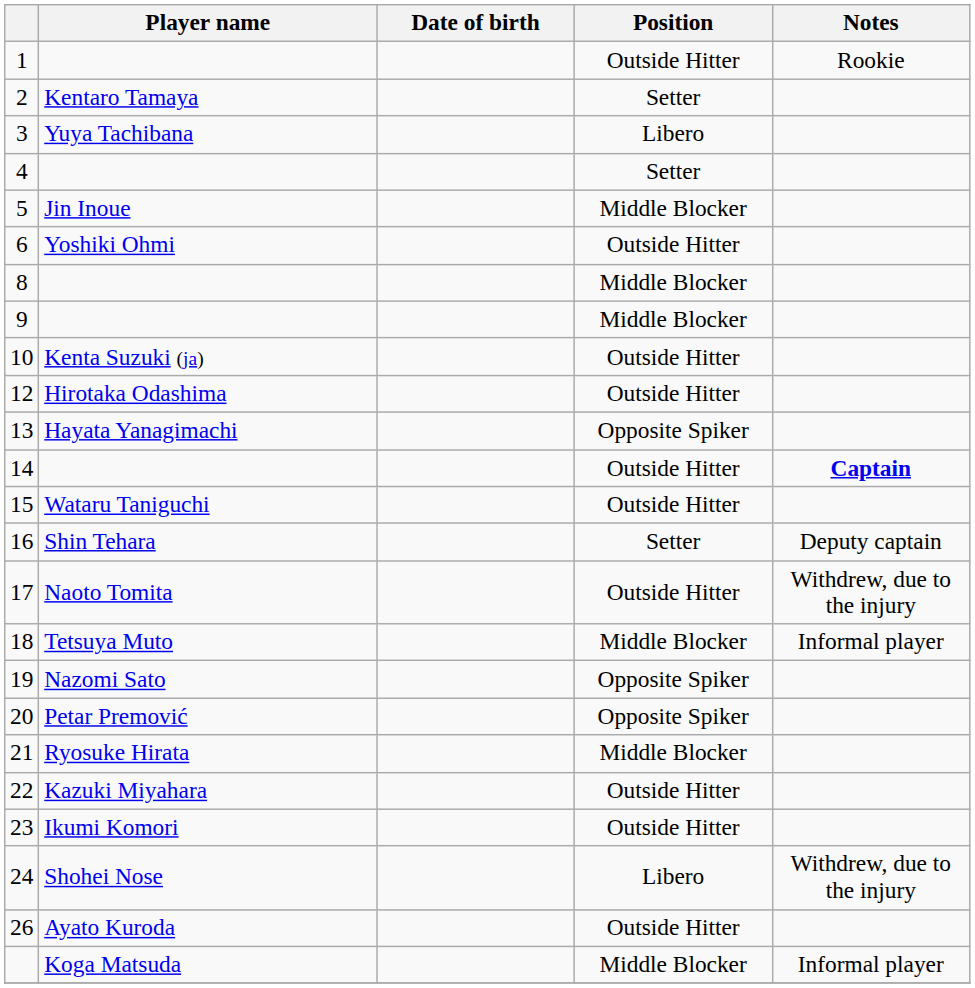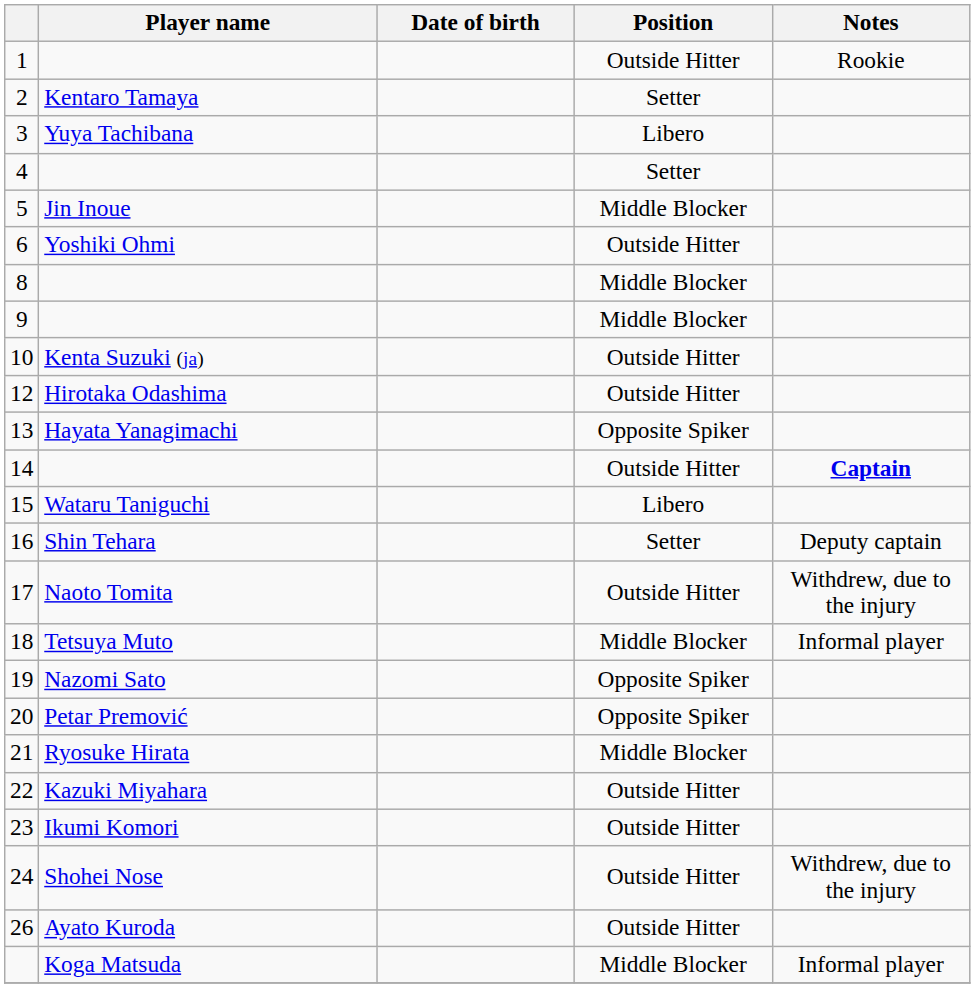(673, 504) Outside Hitter -> (673, 504) Libero
(673, 877) Libero -> (673, 877) Outside Hitter
